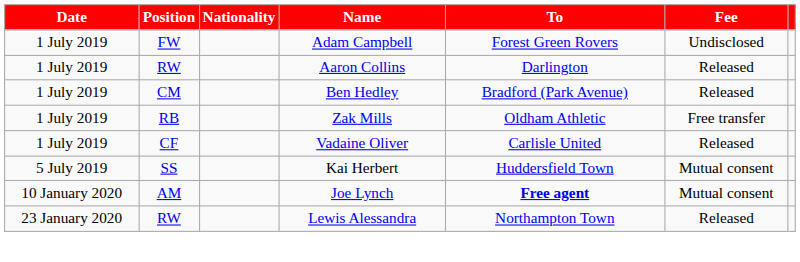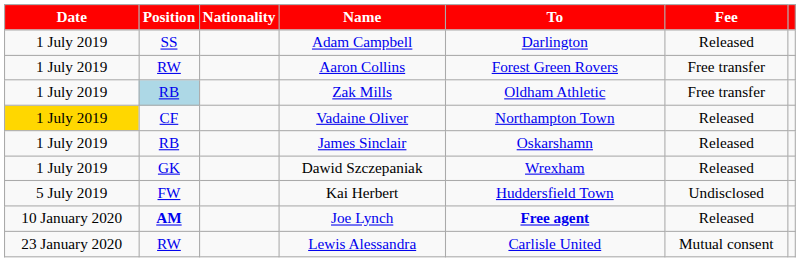(169, 42) FW -> (169, 42) SS
(555, 42) Forest Green Rovers -> (555, 42) Darlington
(726, 42) Undisclosed -> (726, 42) Released
(555, 67) Darlington -> (555, 67) Forest Green Rovers
(726, 67) Released -> (726, 67) Free transfer
- row: (362, 93)
(169, 118) no background -> (169, 93) lightblue background
(72, 143) no background -> (72, 118) gold background
(555, 143) Carlisle United -> (555, 118) Northampton Town
+ row: (362, 143)
+ row: (362, 168)
(169, 168) SS -> (169, 193) FW
(726, 168) Mutual consent -> (726, 193) Undisclosed
(169, 193) normal -> (169, 218) bold
(726, 193) Mutual consent -> (726, 218) Released
(555, 218) Northampton Town -> (555, 244) Carlisle United
(726, 218) Released -> (726, 244) Mutual consent
